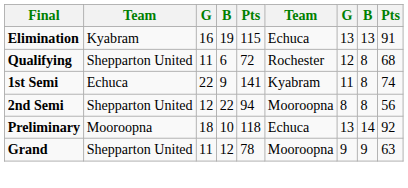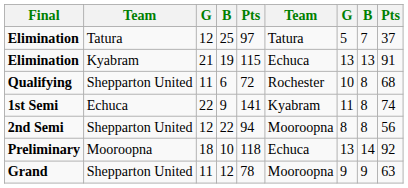+ row: (227, 37)
(206, 37) 16 -> (206, 60) 21
(347, 60) 12 -> (347, 82) 10
